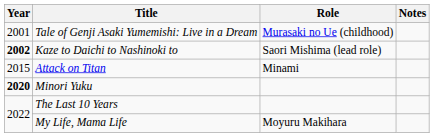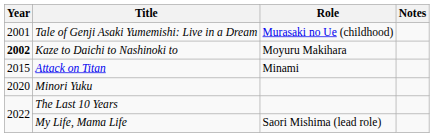(322, 50) Saori Mishima (lead role) -> (305, 50) Moyuru Makihara
(19, 86) bold -> (19, 86) normal
(305, 123) Moyuru Makihara -> (322, 123) Saori Mishima (lead role)
